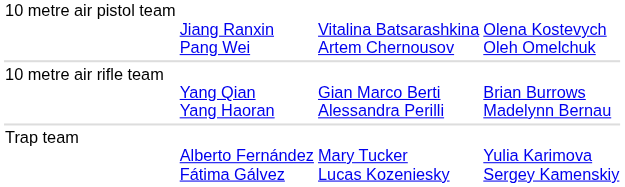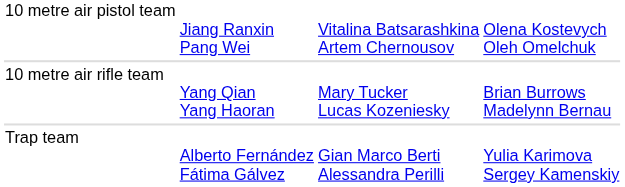(381, 102) Gian Marco Berti Alessandra Perilli -> (384, 102) Mary Tucker Lucas Kozeniesky
(384, 165) Mary Tucker Lucas Kozeniesky -> (381, 165) Gian Marco Berti Alessandra Perilli
